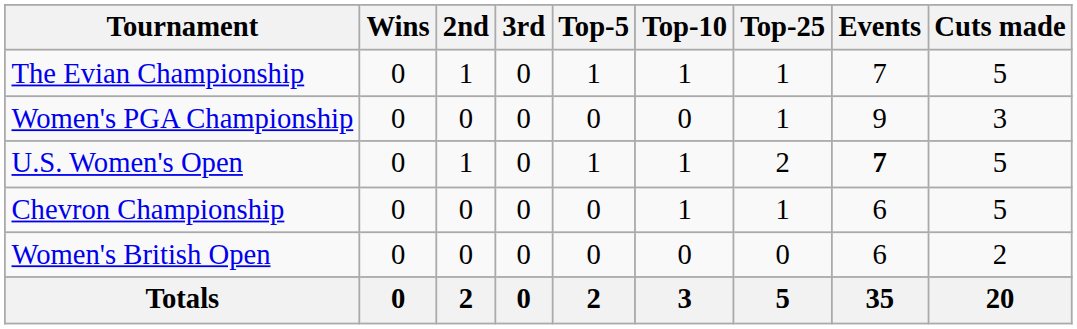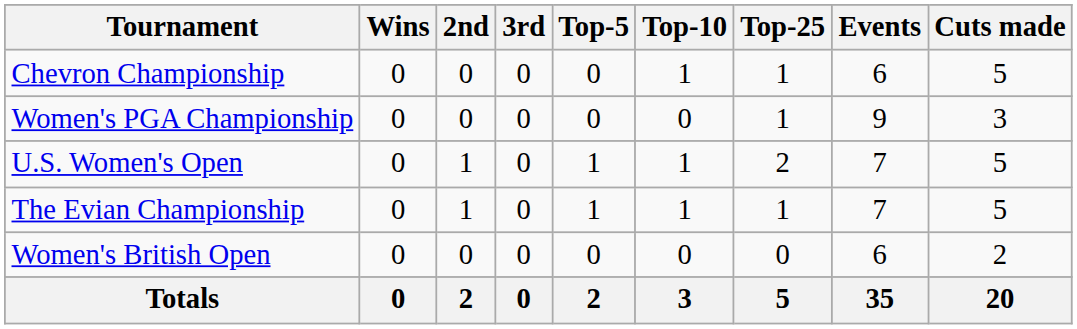rows swapped: (148, 208) <-> (158, 72)
(880, 163) bold -> (880, 163) normal
